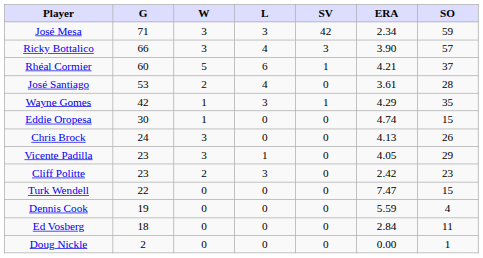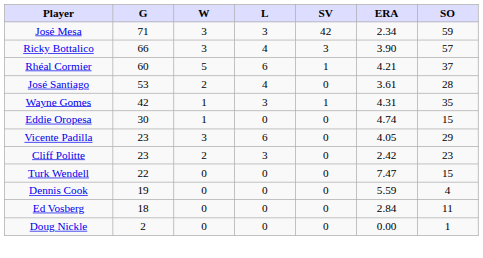(387, 102) 4.29 -> (387, 102) 4.31
- row: (58, 137)
(265, 155) 1 -> (265, 137) 6
